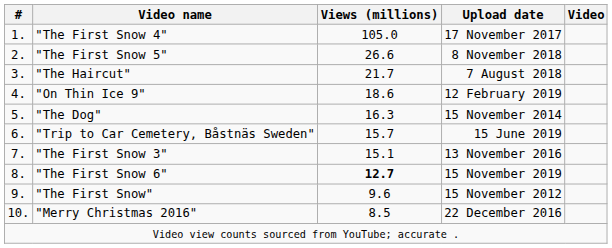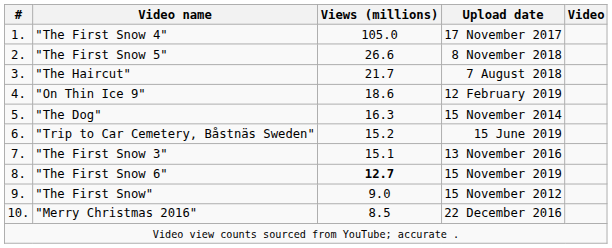(380, 134) 15.7 -> (380, 134) 15.2
(380, 194) 9.6 -> (380, 194) 9.0
